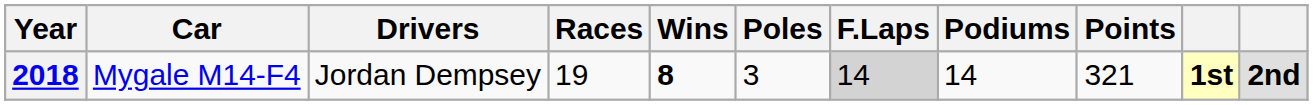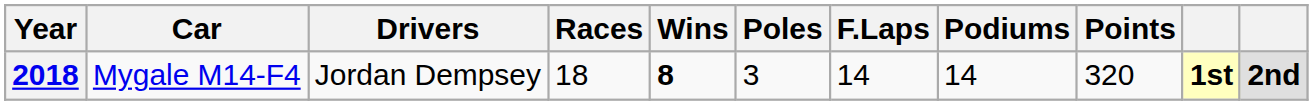(572, 75) 19 -> (572, 75) 18
(853, 75) lightgrey background -> (853, 75) no background
(1109, 75) 321 -> (1109, 75) 320
